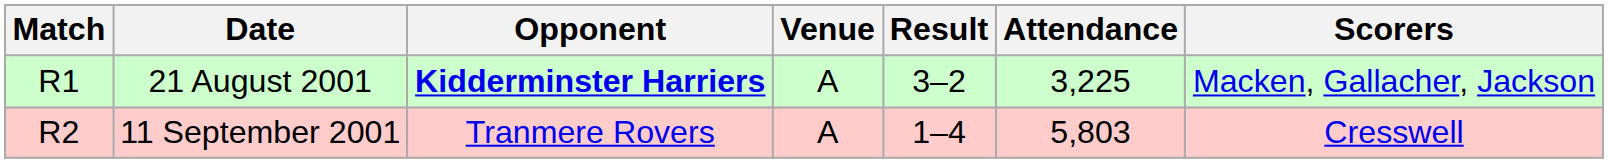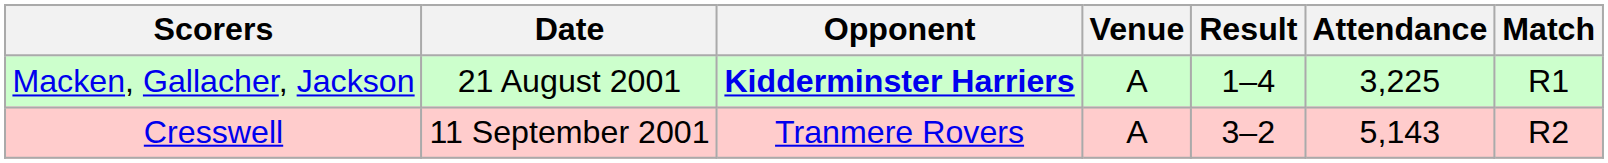columns swapped: (59, 30) <-> (1394, 30)
(939, 81) 3–2 -> (1248, 81) 1–4
(939, 132) 1–4 -> (1248, 132) 3–2
(1091, 132) 5,803 -> (1400, 132) 5,143
